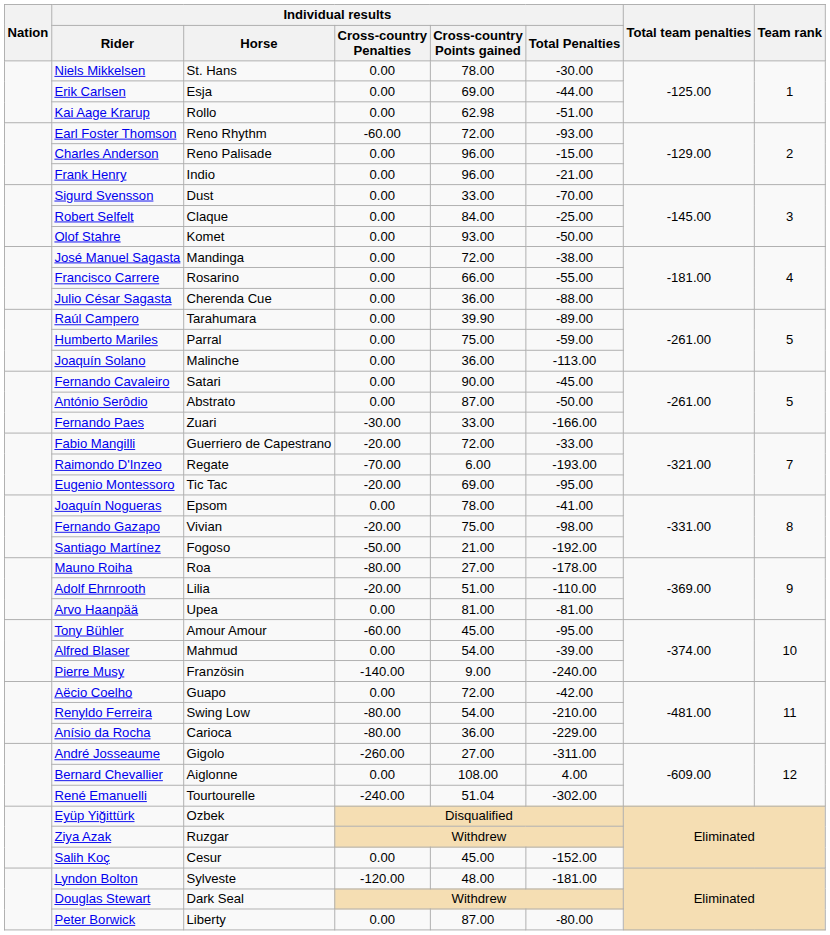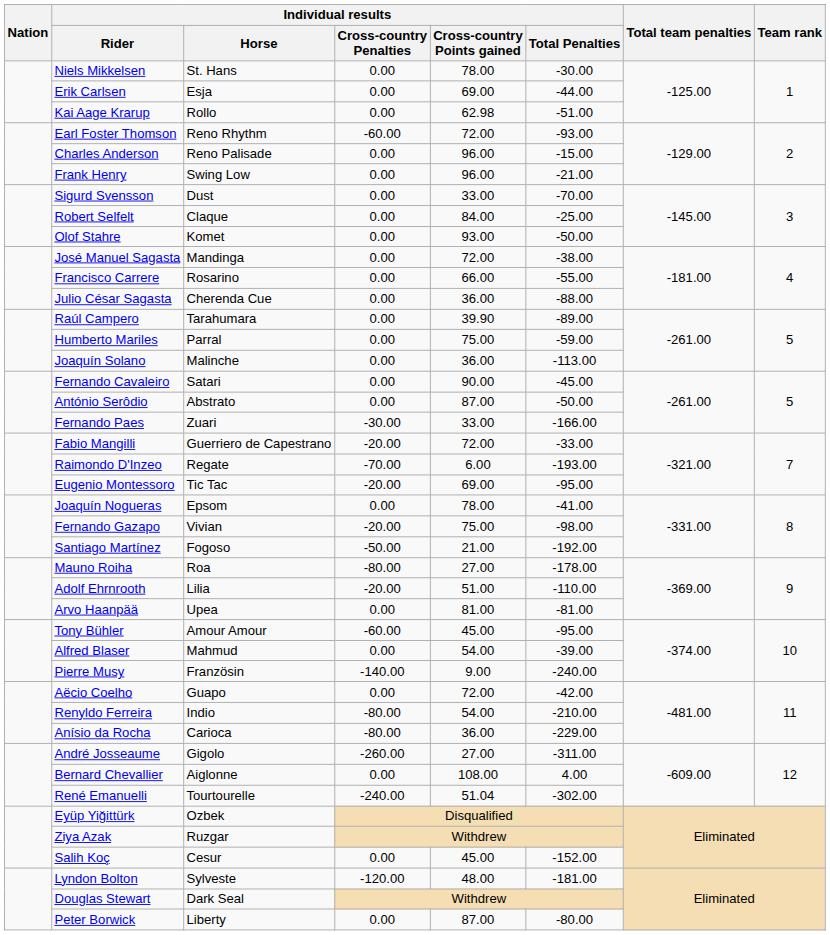(201, 175) Indio -> (218, 175) Swing Low
(218, 713) Swing Low -> (201, 713) Indio
